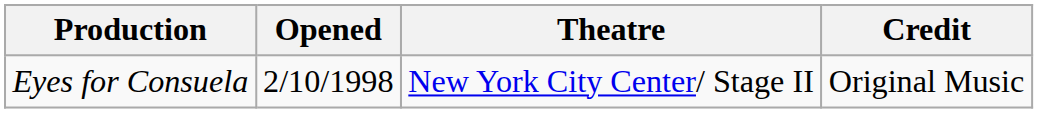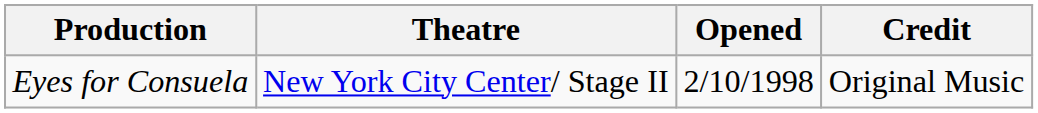columns swapped: (611, 30) <-> (328, 30)
